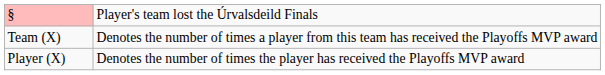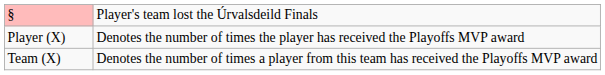rows swapped: (36, 59) <-> (34, 37)
